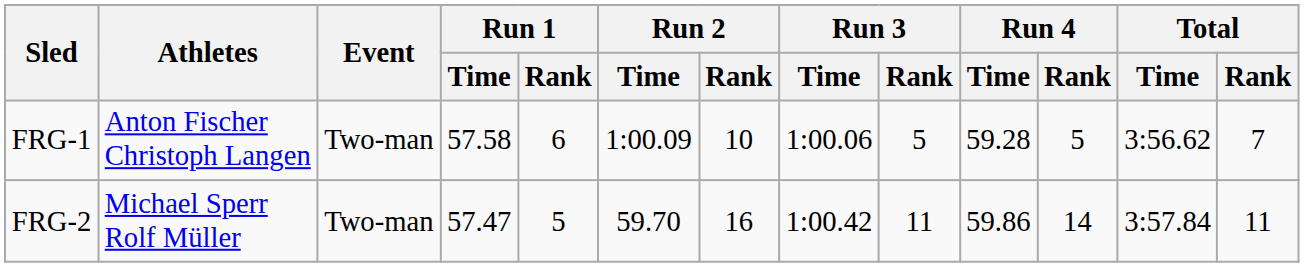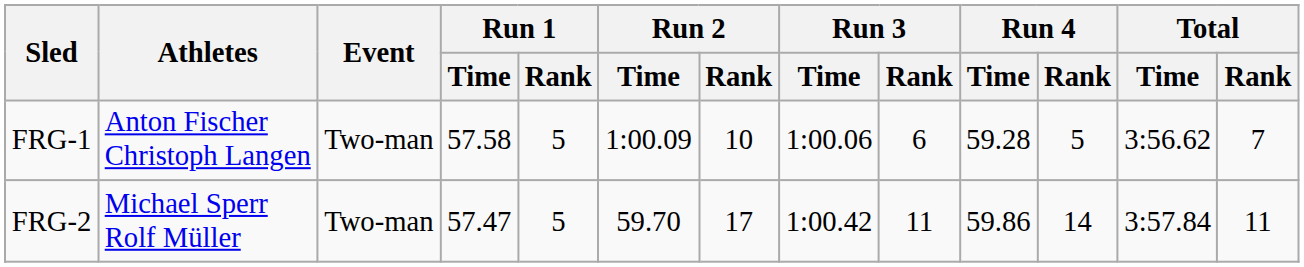(558, 139) 6 -> (558, 139) 5
(919, 139) 5 -> (919, 139) 6
(739, 221) 16 -> (739, 221) 17
